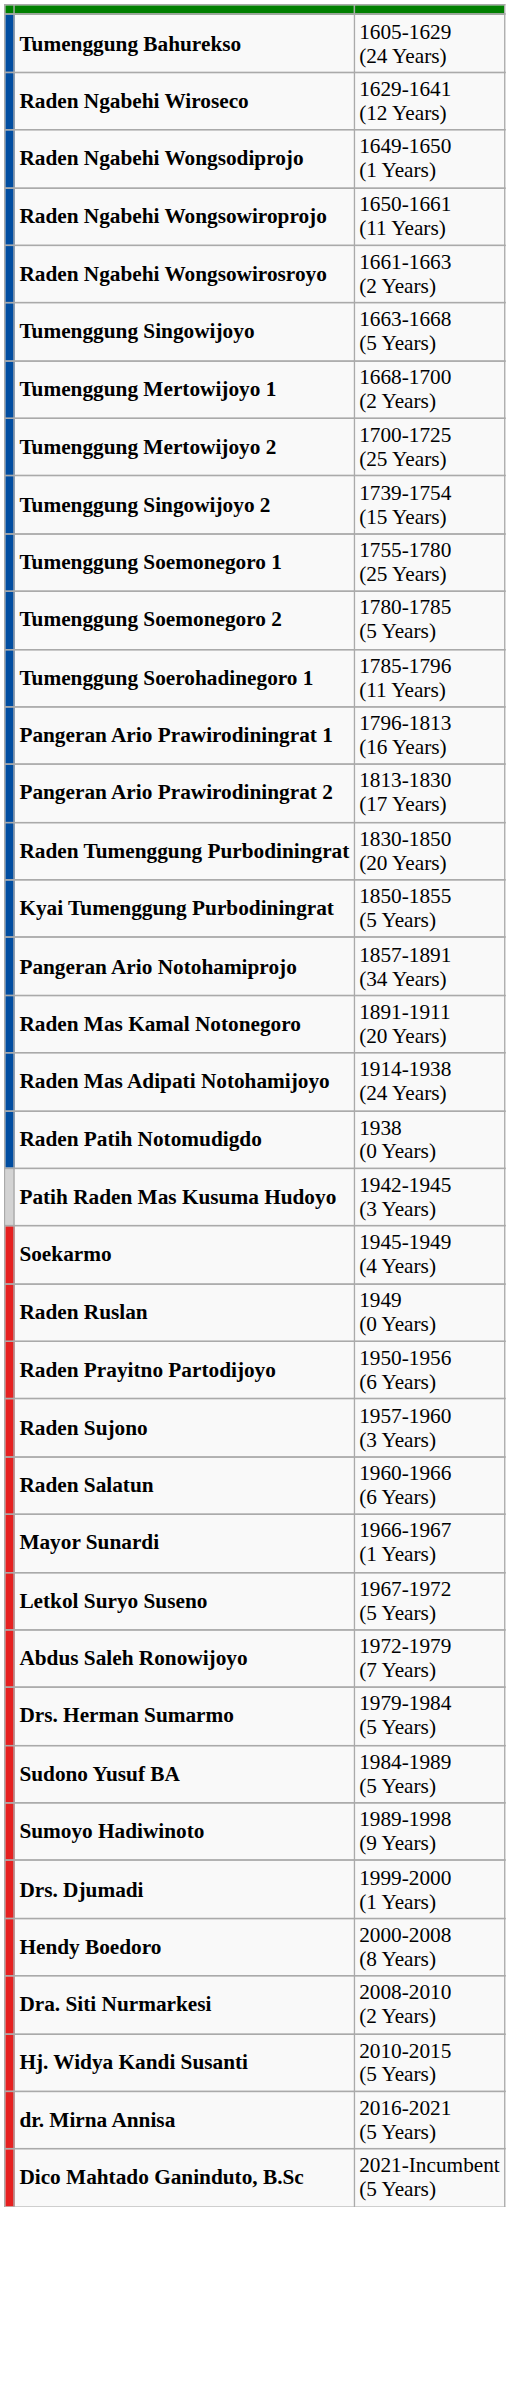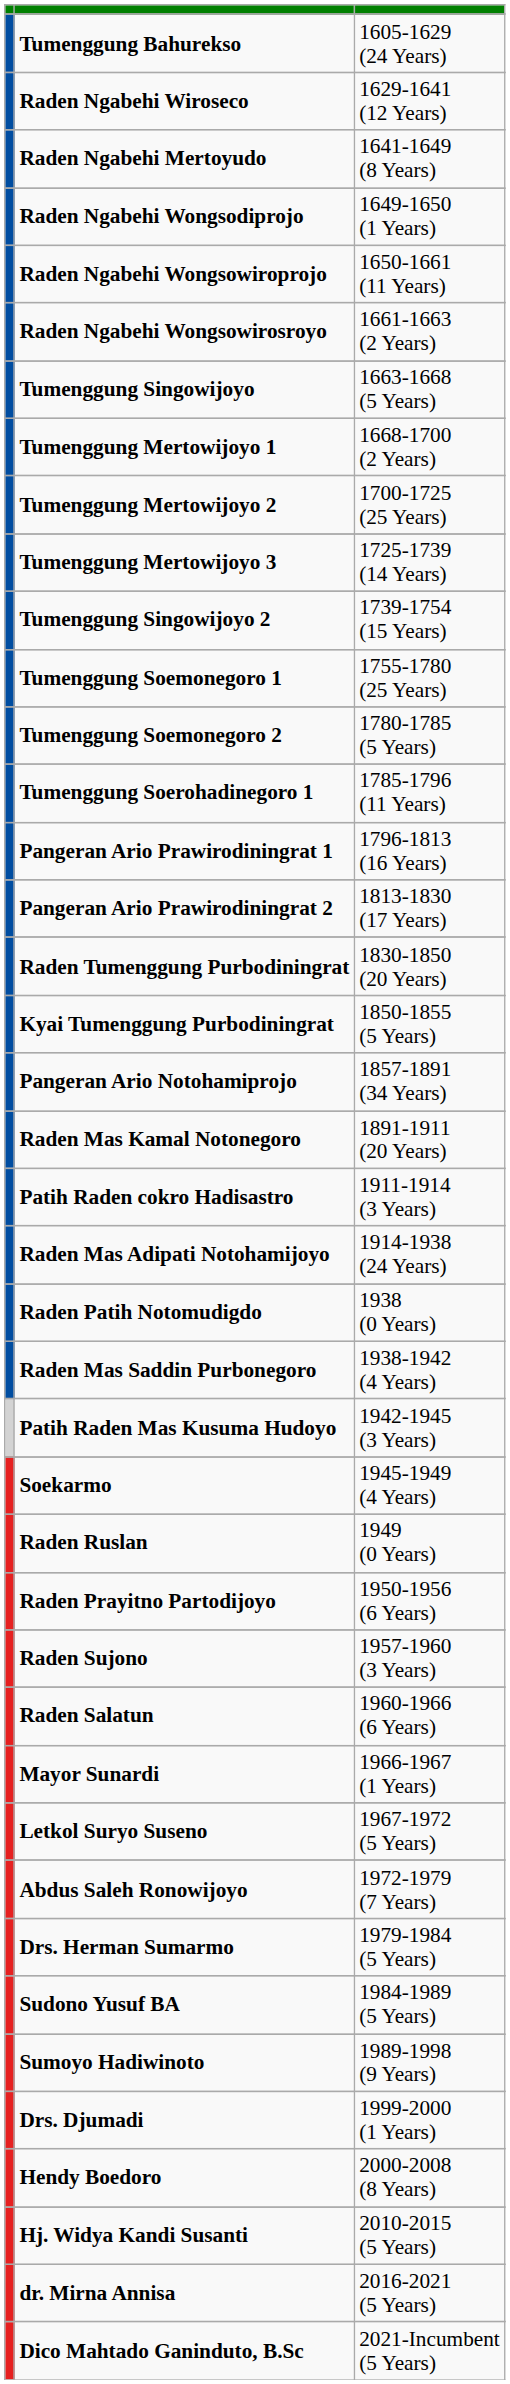+ row: (143, 158)
+ row: (148, 562)
+ row: (156, 1196)
+ row: (168, 1369)
- row: (115, 2004)
